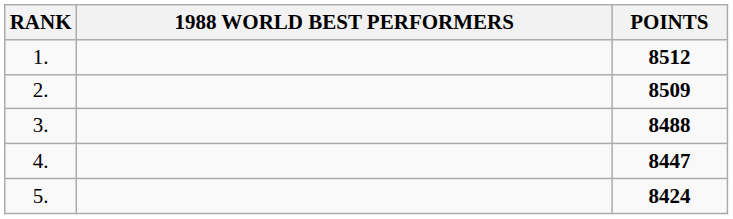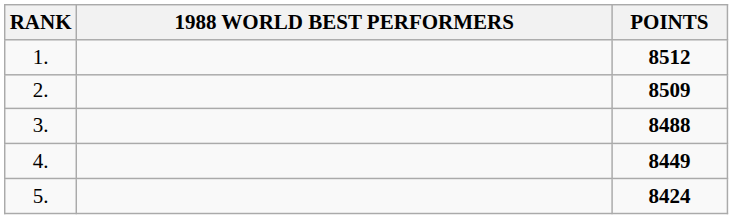(669, 160) 8447 -> (669, 160) 8449
